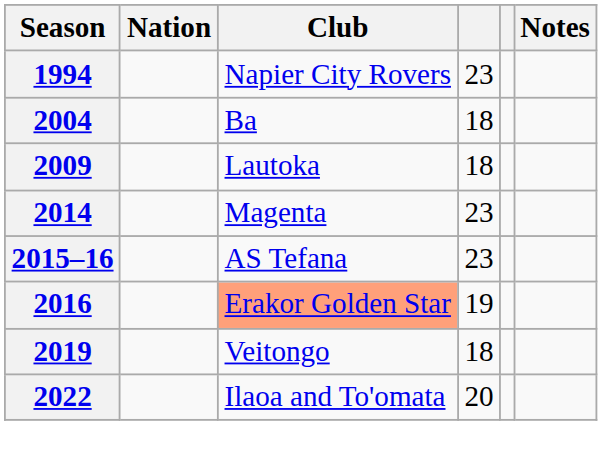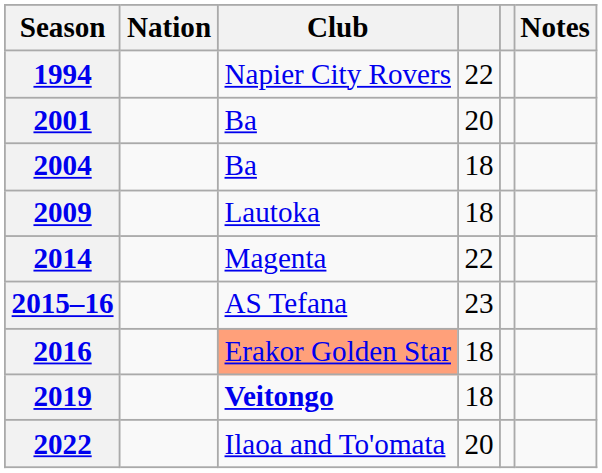(479, 73) 23 -> (479, 73) 22
+ row: (63, 119)
(479, 212) 23 -> (479, 258) 22
(479, 304) 19 -> (479, 350) 18
(277, 350) normal -> (279, 397) bold
